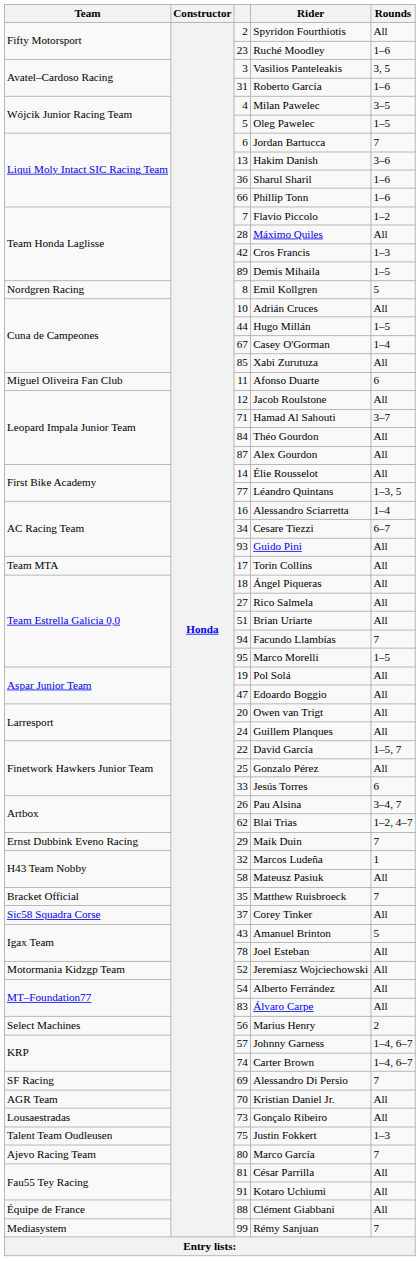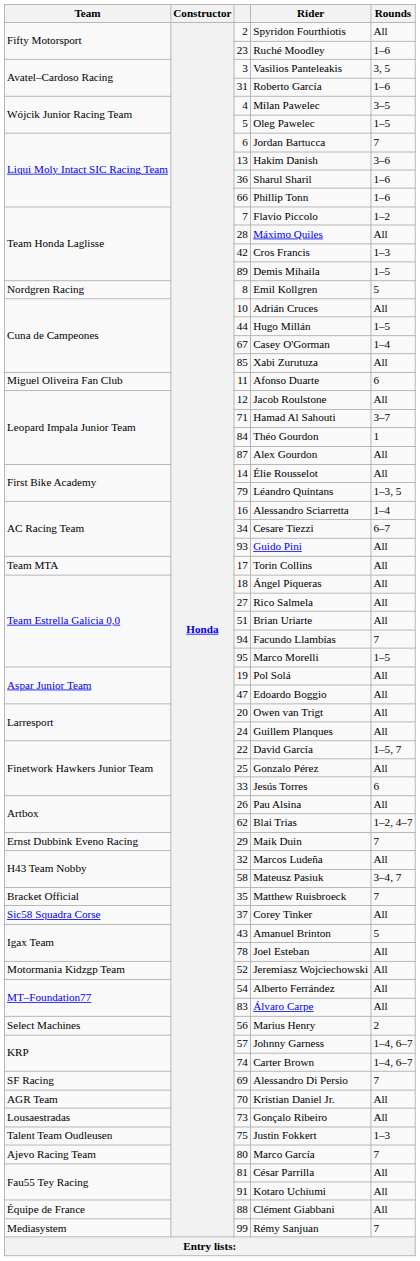(381, 436) All -> (376, 436) 1
(242, 491) 77 -> (242, 491) 79
(387, 804) 3–4, 7 -> (381, 804) All
(376, 859) 1 -> (381, 859) All
(381, 878) All -> (387, 878) 3–4, 7
